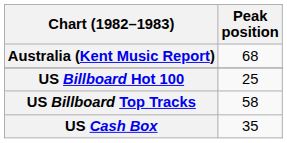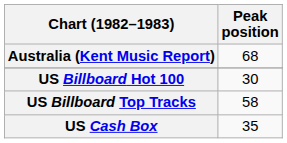(250, 79) 25 -> (250, 79) 30
